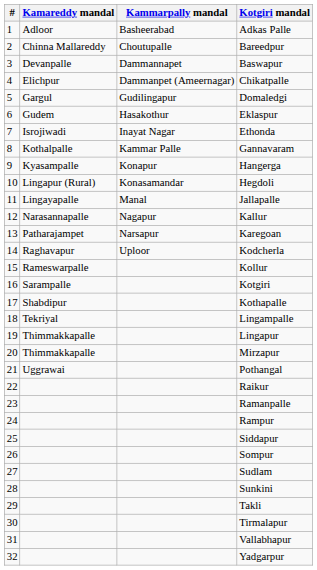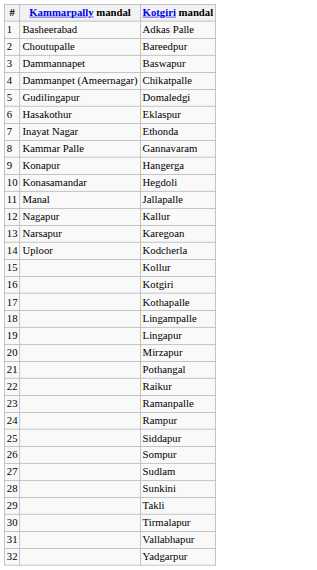- column: (68, 13)
